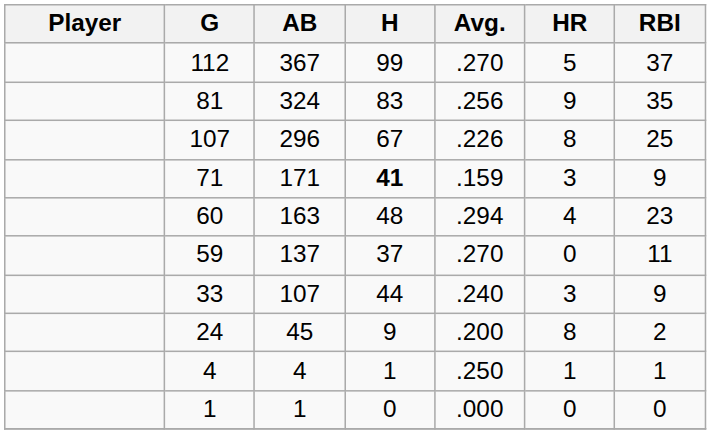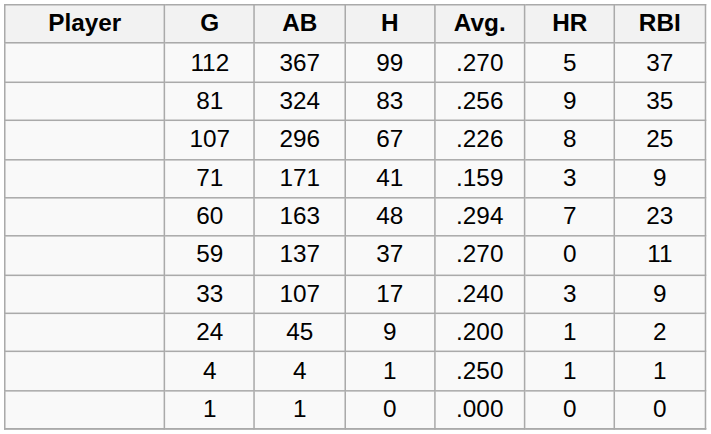(390, 178) bold -> (390, 178) normal
(570, 216) 4 -> (570, 216) 7
(390, 293) 44 -> (390, 293) 17
(570, 332) 8 -> (570, 332) 1
